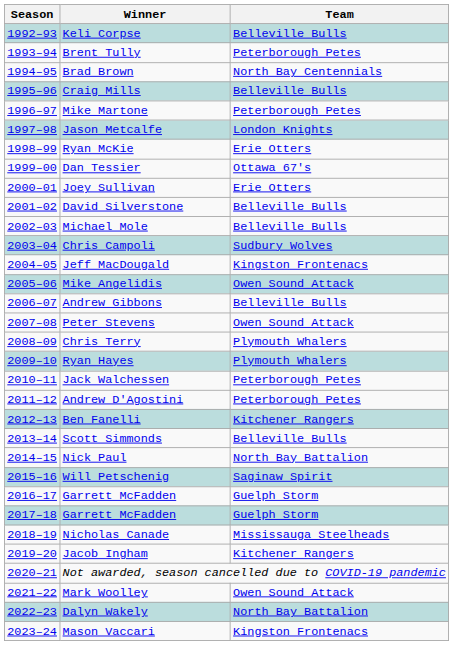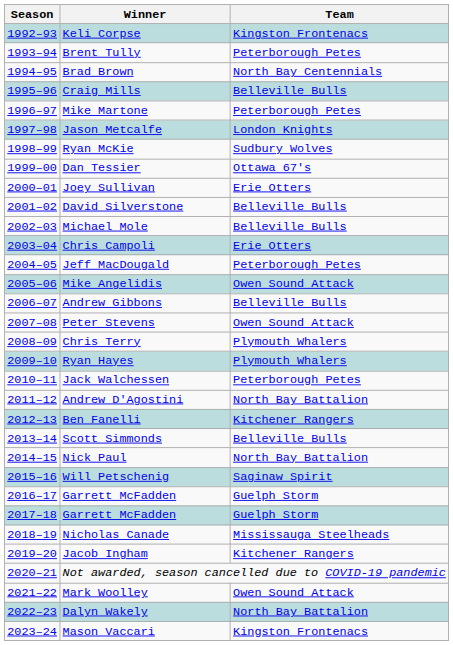(290, 33) Belleville Bulls -> (301, 33) Kingston Frontenacs
(272, 149) Erie Otters -> (283, 149) Sudbury Wolves
(283, 245) Sudbury Wolves -> (272, 245) Erie Otters
(301, 265) Kingston Frontenacs -> (297, 265) Peterborough Petes
(297, 400) Peterborough Petes -> (301, 400) North Bay Battalion
